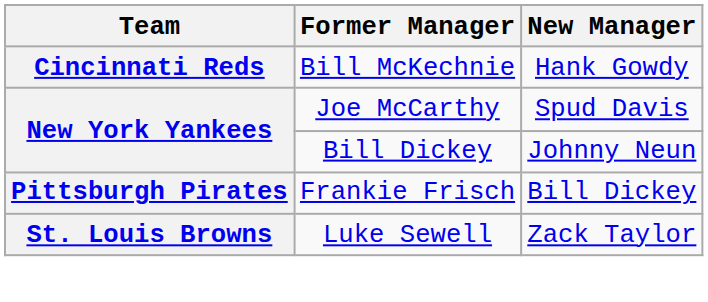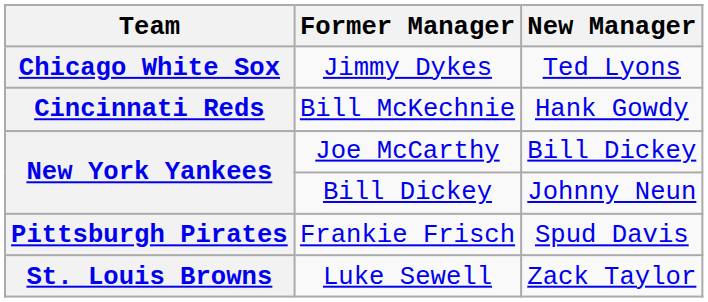+ row: (407, 68)
(612, 109) Spud Davis -> (612, 151) Bill Dickey
(612, 193) Bill Dickey -> (612, 235) Spud Davis
